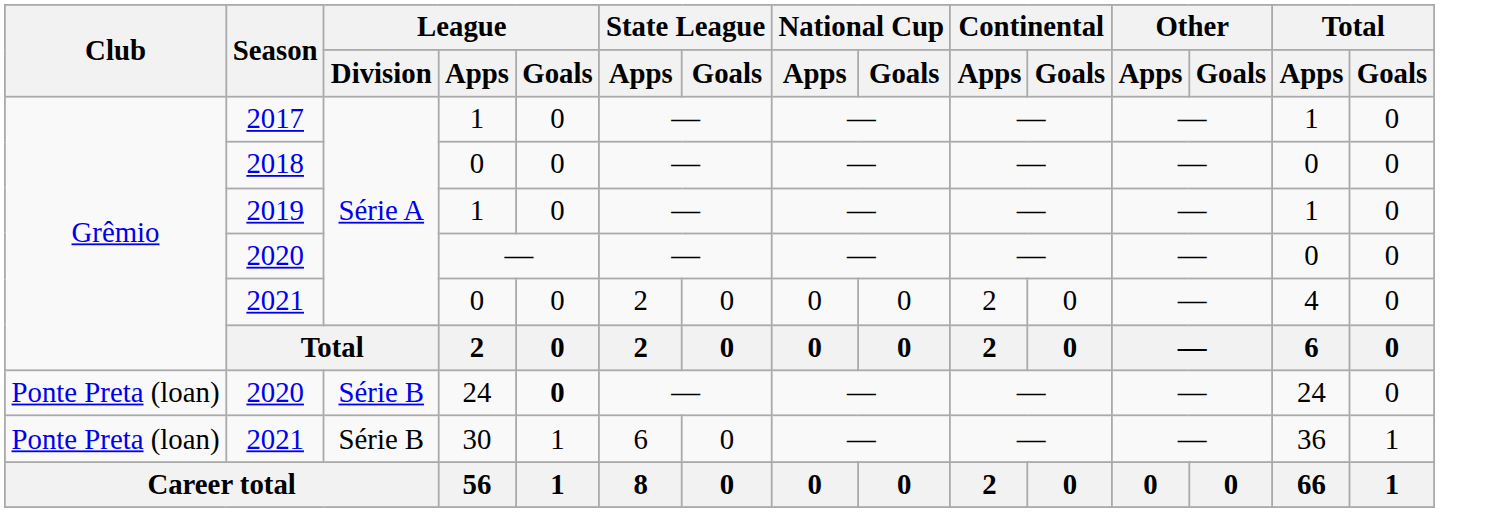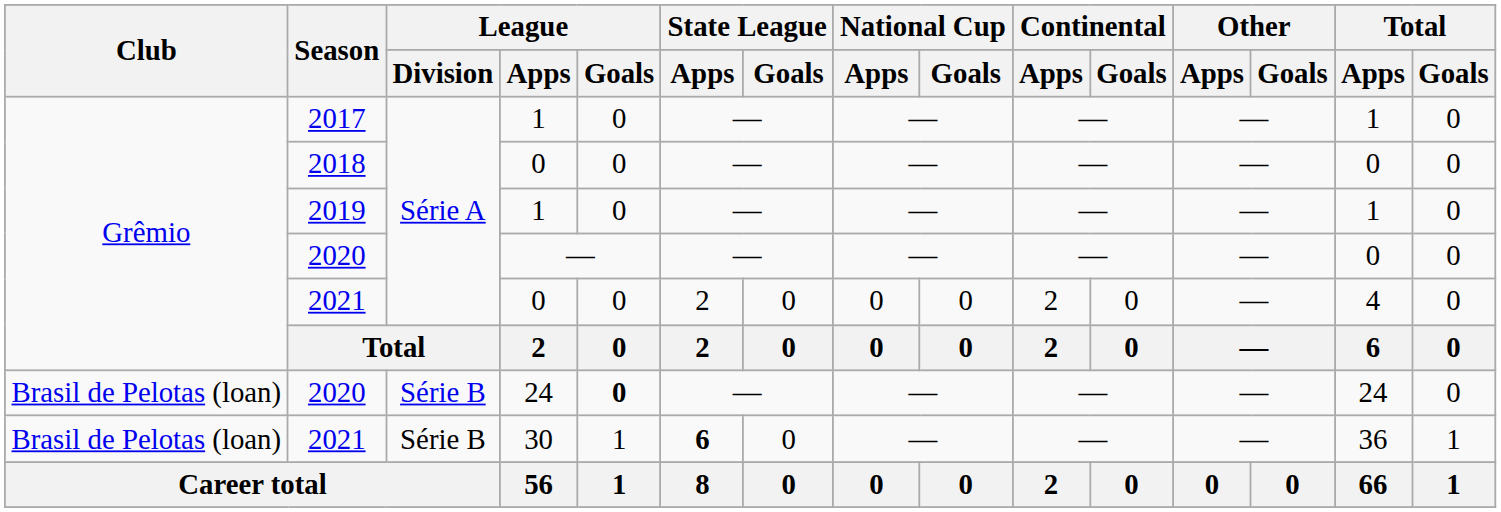(116, 392) Ponte Preta (loan) -> (146, 392) Brasil de Pelotas (loan)
(116, 438) Ponte Preta (loan) -> (146, 438) Brasil de Pelotas (loan)
(641, 438) normal -> (702, 438) bold
